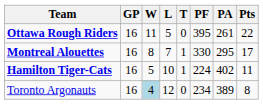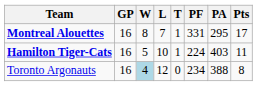- row: (62, 33)
(202, 52) 330 -> (196, 33) 331
(225, 71) 402 -> (219, 52) 403
(225, 89) 389 -> (219, 71) 388
